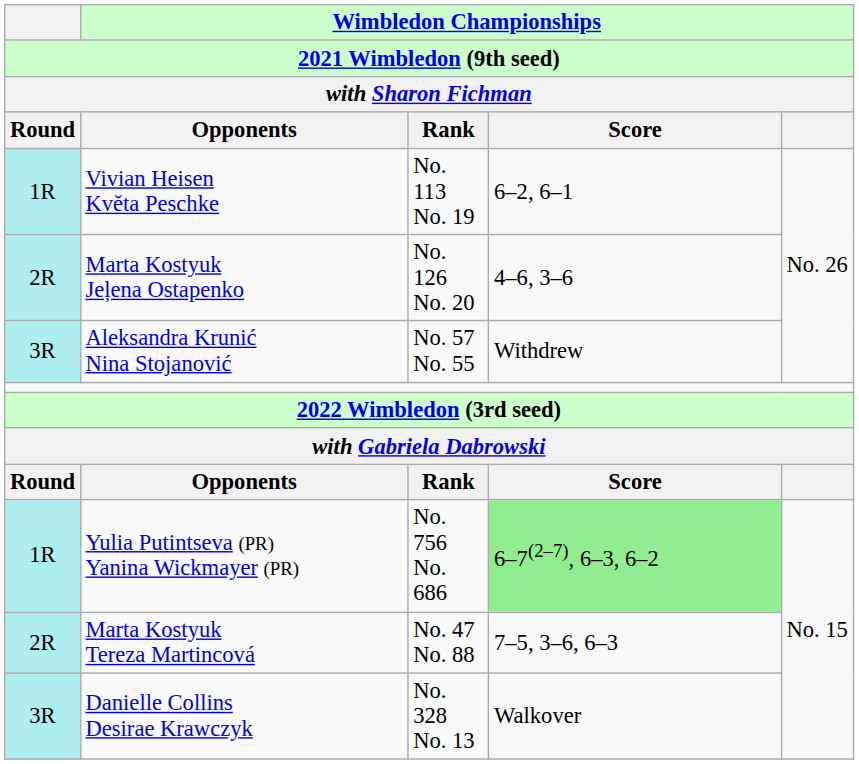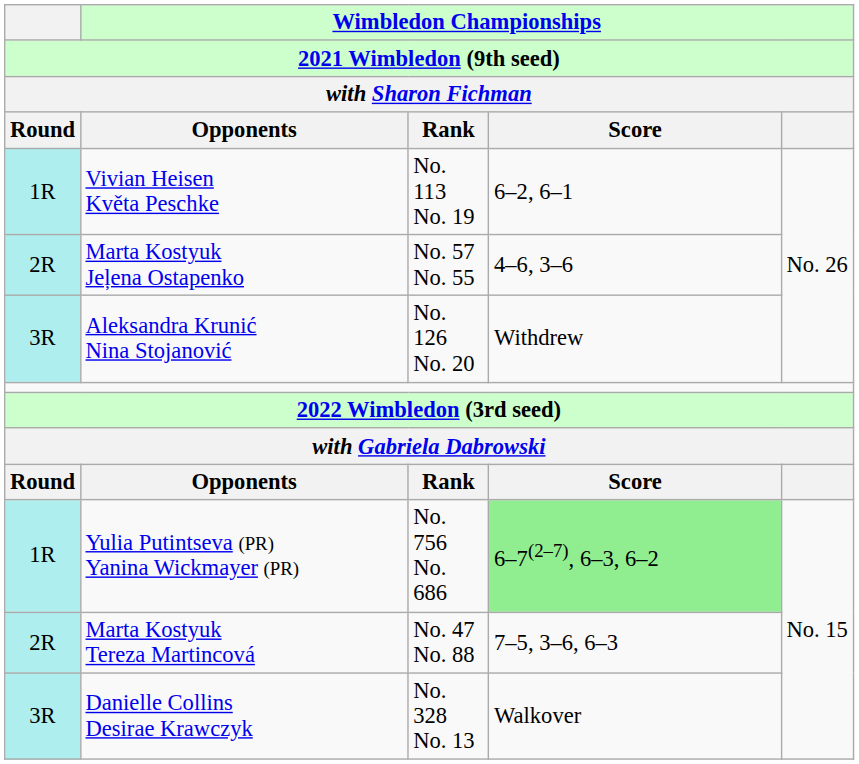(444, 277) No. 126 No. 20 -> (444, 264) No. 57 No. 55
(444, 351) No. 57 No. 55 -> (444, 338) No. 126 No. 20
